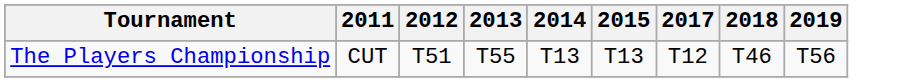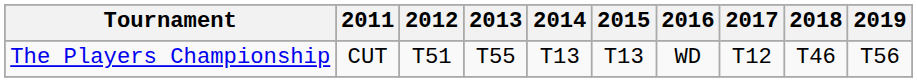+ column: (688, 23)
